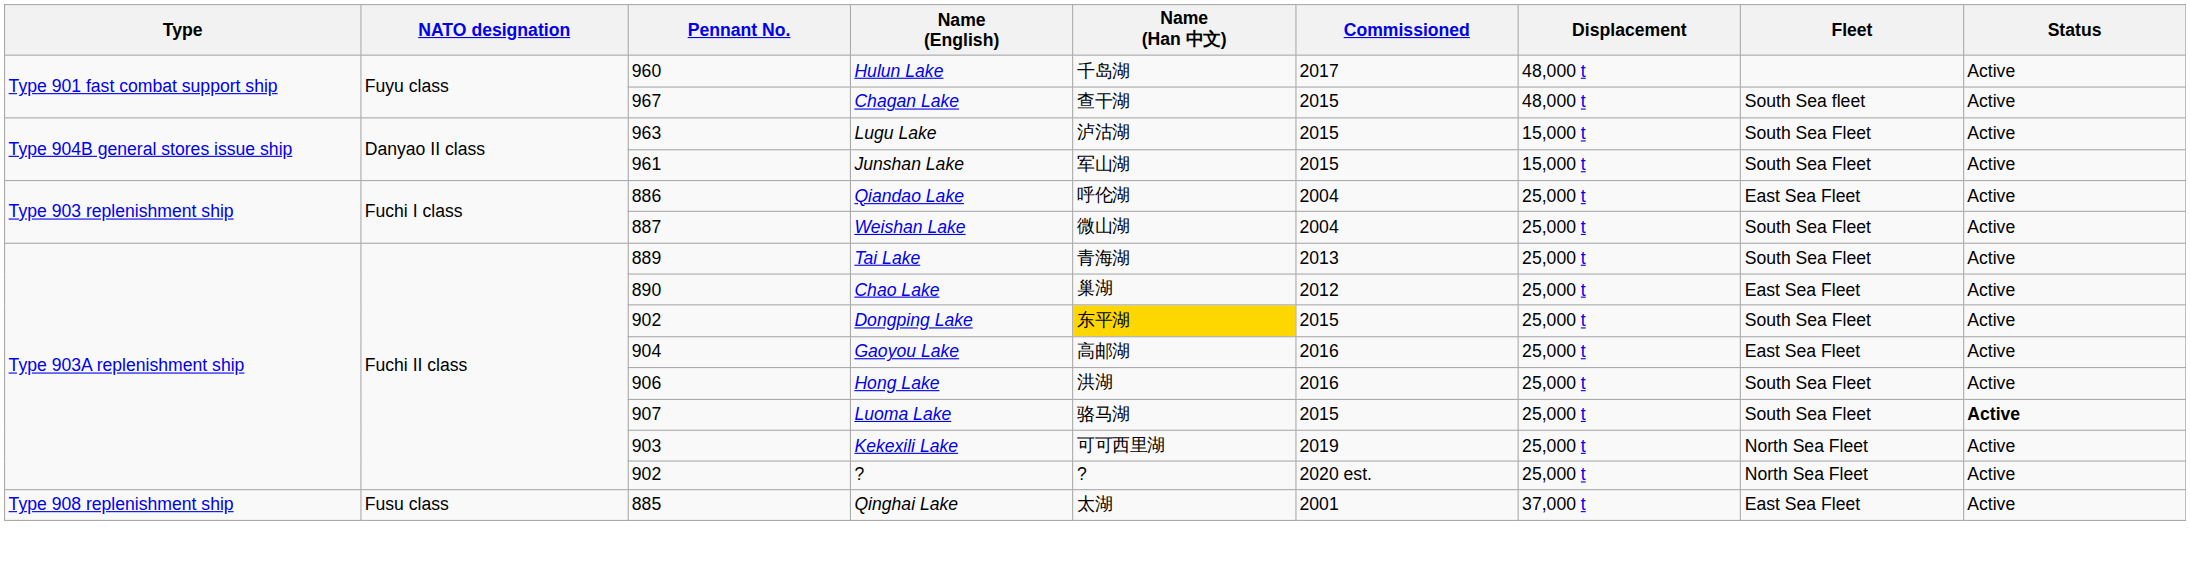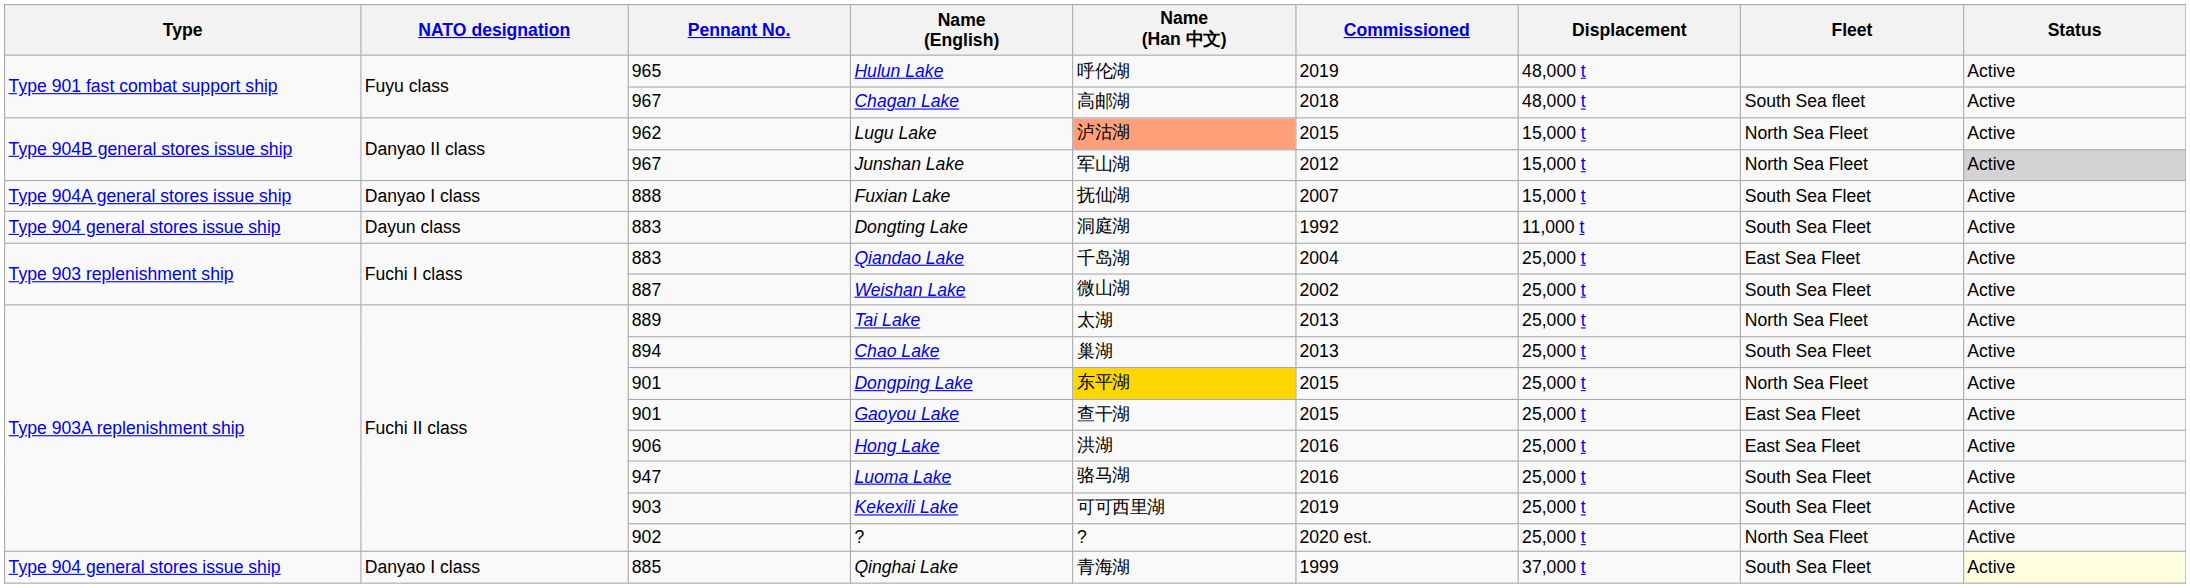(646, 71) 960 -> (646, 71) 965
(1103, 70) 千岛湖 -> (1103, 70) 呼伦湖
(1319, 71) 2017 -> (1319, 71) 2019
(1103, 101) 查干湖 -> (1103, 101) 高邮湖
(1319, 102) 2015 -> (1319, 102) 2018
(646, 133) 963 -> (646, 133) 962
(1103, 132) no background -> (1103, 132) lightsalmon background
(1808, 133) South Sea Fleet -> (1806, 133) North Sea Fleet
(646, 164) 961 -> (646, 164) 967
(1319, 164) 2015 -> (1319, 164) 2012
(1808, 164) South Sea Fleet -> (1806, 164) North Sea Fleet
(1991, 164) no background -> (1991, 164) lightgrey background
+ row: (902, 195)
+ row: (911, 227)
(646, 195) 886 -> (646, 258) 883
(1103, 195) 呼伦湖 -> (1103, 257) 千岛湖
(1319, 227) 2004 -> (1319, 289) 2002
(1103, 257) 青海湖 -> (1095, 320) 太湖
(1808, 258) South Sea Fleet -> (1806, 320) North Sea Fleet
(646, 289) 890 -> (646, 352) 894
(1319, 289) 2012 -> (1319, 352) 2013
(1802, 289) East Sea Fleet -> (1808, 352) South Sea Fleet
(646, 320) 902 -> (646, 383) 901
(1808, 320) South Sea Fleet -> (1806, 383) North Sea Fleet
(646, 352) 904 -> (646, 414) 901
(1103, 351) 高邮湖 -> (1103, 413) 查干湖
(1319, 352) 2016 -> (1319, 414) 2015
(1808, 383) South Sea Fleet -> (1802, 445) East Sea Fleet
(646, 414) 907 -> (646, 476) 947
(1319, 414) 2015 -> (1319, 476) 2016
(1994, 414) bold -> (1991, 476) normal
(1806, 445) North Sea Fleet -> (1808, 508) South Sea Fleet
(121, 504) Type 908 replenishment ship -> (145, 567) Type 904 general stores issue ship
(407, 504) Fusu class -> (422, 567) Danyao I class
(1095, 504) 太湖 -> (1103, 566) 青海湖
(1319, 504) 2001 -> (1319, 567) 1999
(1802, 504) East Sea Fleet -> (1808, 567) South Sea Fleet
(1991, 504) no background -> (1991, 567) lightyellow background
